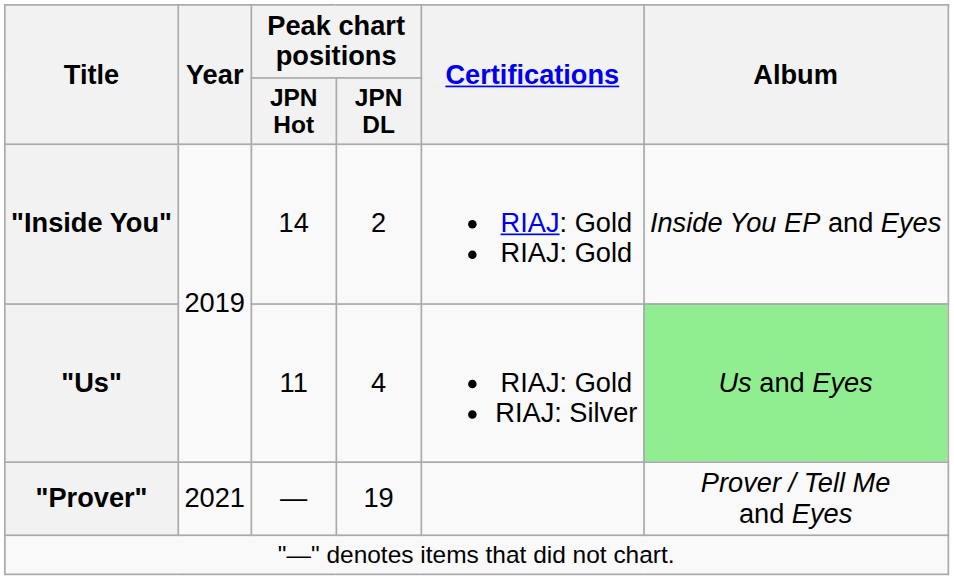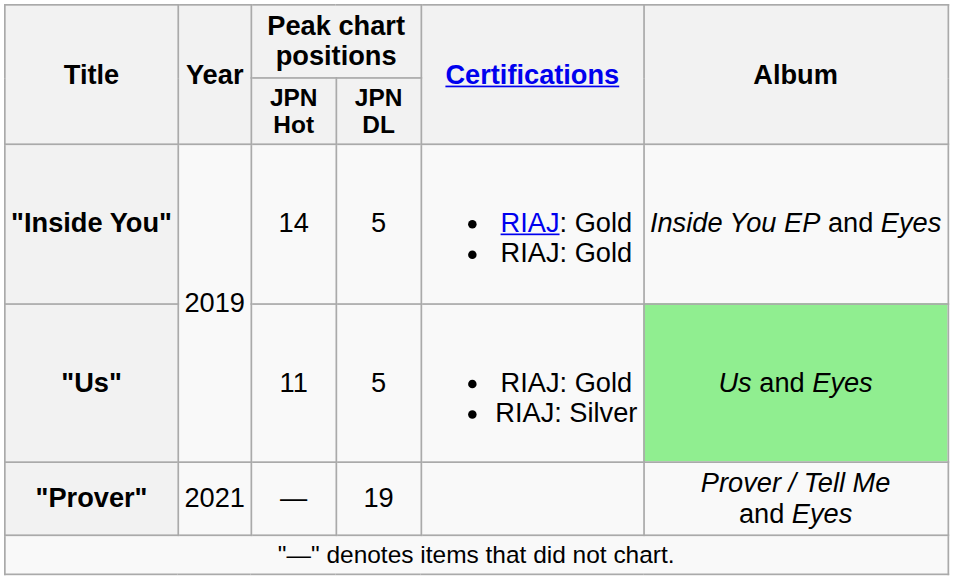(379, 223) 2 -> (379, 223) 5
(379, 382) 4 -> (379, 382) 5
